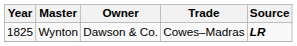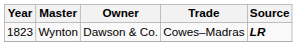(20, 32) 1825 -> (20, 32) 1823
